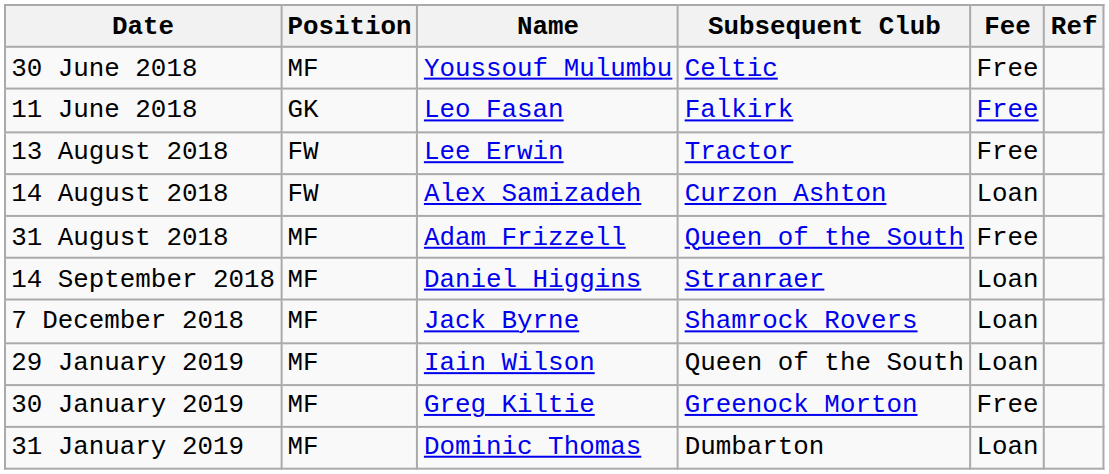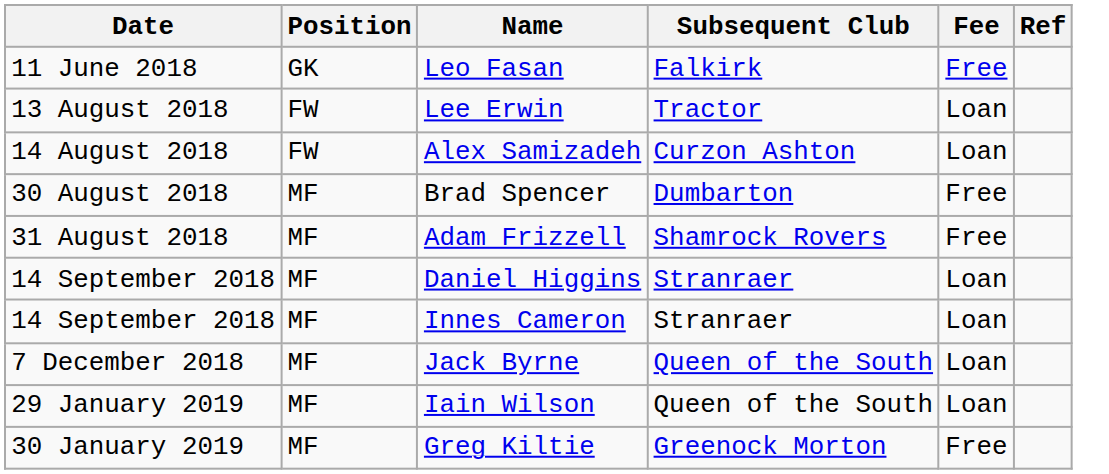- row: (548, 68)
(1007, 153) Free -> (976, 110) Loan
+ row: (517, 195)
(824, 237) Queen of the South -> (770, 237) Shamrock Rovers
+ row: (525, 321)
(801, 321) Shamrock Rovers -> (793, 363) Queen of the South
- row: (533, 448)
